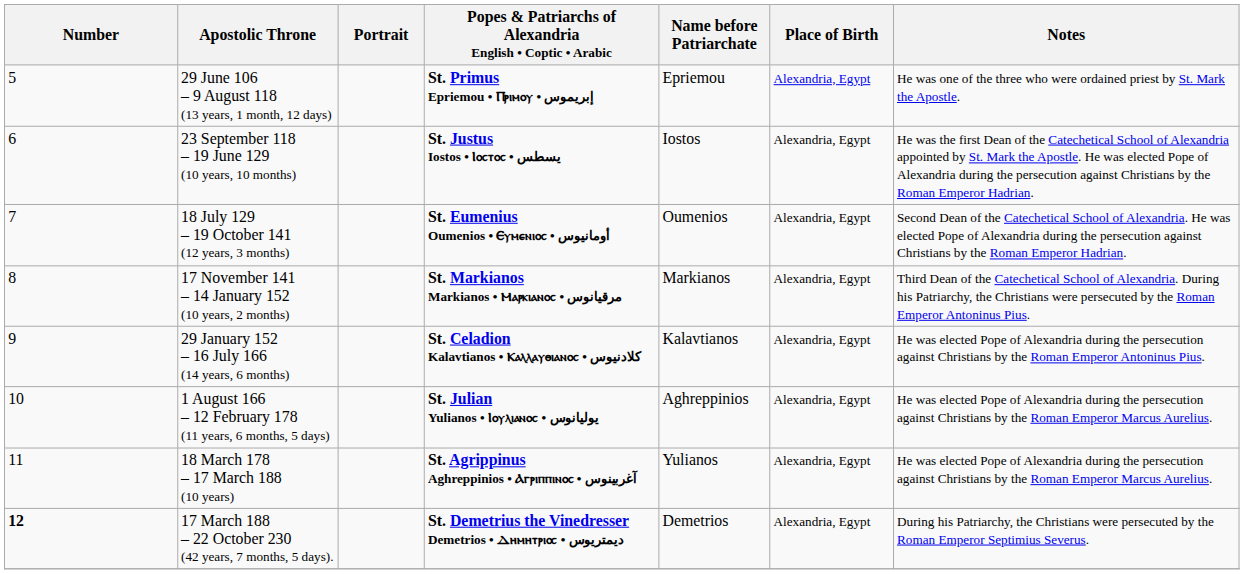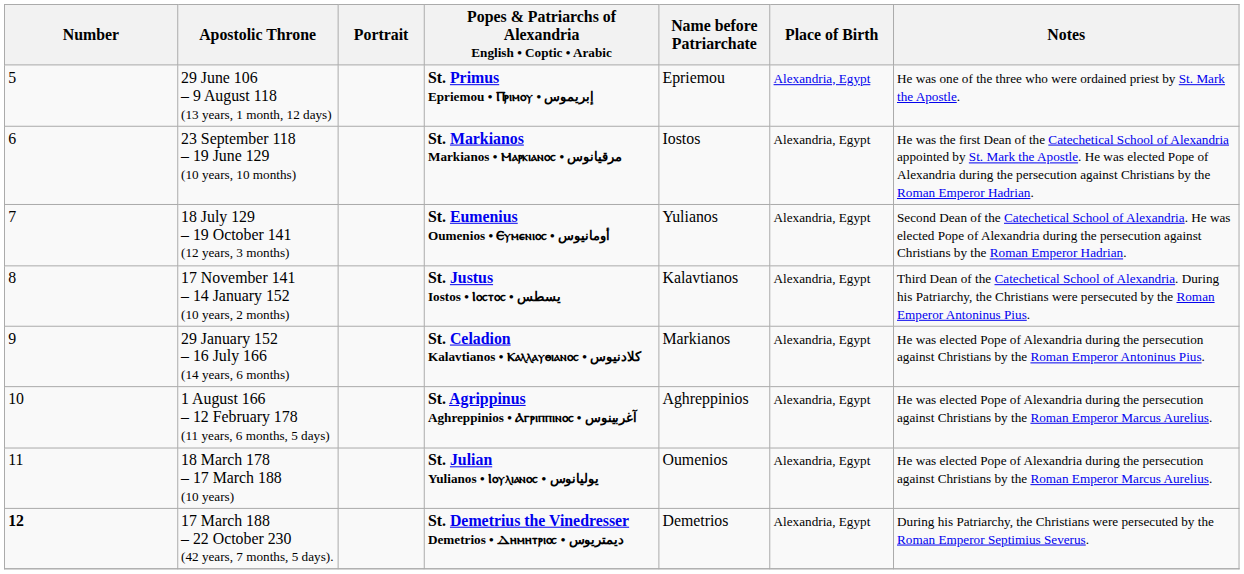(494, 147) St. Justus Iostos • Ⲓⲟⲥⲧⲟⲥ • يسطس -> (525, 147) St. Markianos Markianos • Ⲙⲁⲣⲕⲓⲁⲛⲟⲥ • مرقيانوس
(695, 217) Oumenios -> (690, 217) Yulianos
(525, 286) St. Markianos Markianos • Ⲙⲁⲣⲕⲓⲁⲛⲟⲥ • مرقيانوس -> (494, 286) St. Justus Iostos • Ⲓⲟⲥⲧⲟⲥ • يسطس
(696, 277) Markianos -> (700, 277) Kalavtianos
(700, 338) Kalavtianos -> (696, 338) Markianos
(513, 408) St. Julian Yulianos • Ⲓⲟⲩⲗⲓⲁⲛⲟⲥ • يوليانوس -> (533, 408) St. Agrippinus Aghreppinios • Ⲁⲅⲣⲓⲡⲡⲓⲛⲟⲥ • آغربينوس
(533, 469) St. Agrippinus Aghreppinios • Ⲁⲅⲣⲓⲡⲡⲓⲛⲟⲥ • آغربينوس -> (513, 469) St. Julian Yulianos • Ⲓⲟⲩⲗⲓⲁⲛⲟⲥ • يوليانوس
(690, 460) Yulianos -> (695, 460) Oumenios
